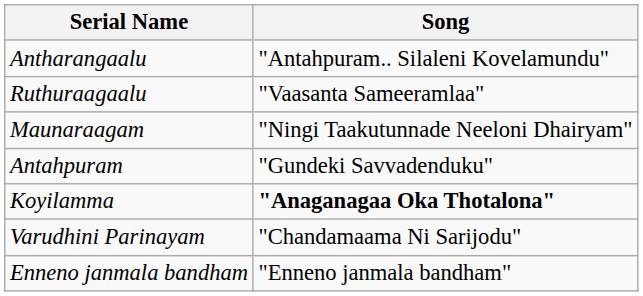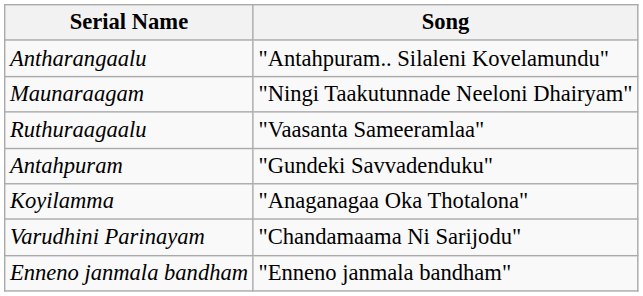rows swapped: (78, 93) <-> (77, 129)
(407, 201) bold -> (393, 201) normal
